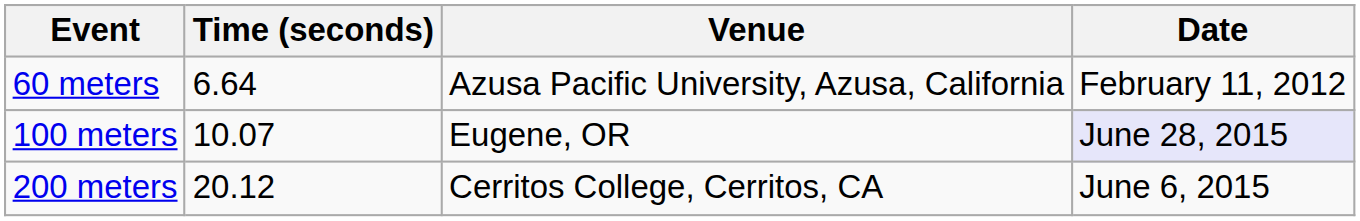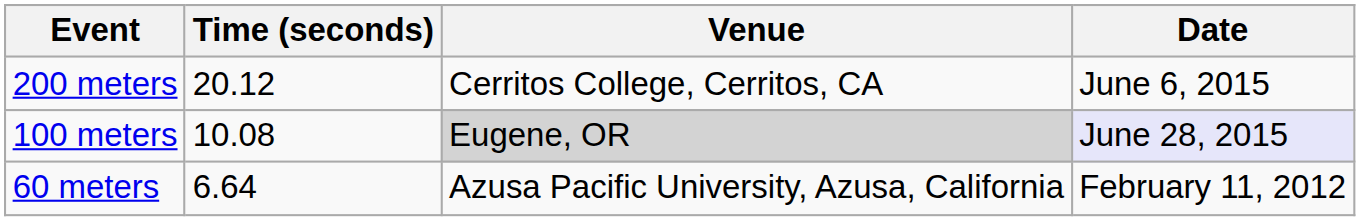rows swapped: (86, 82) <-> (95, 187)
(234, 135) 10.07 -> (234, 135) 10.08
(540, 135) no background -> (540, 135) lightgrey background
